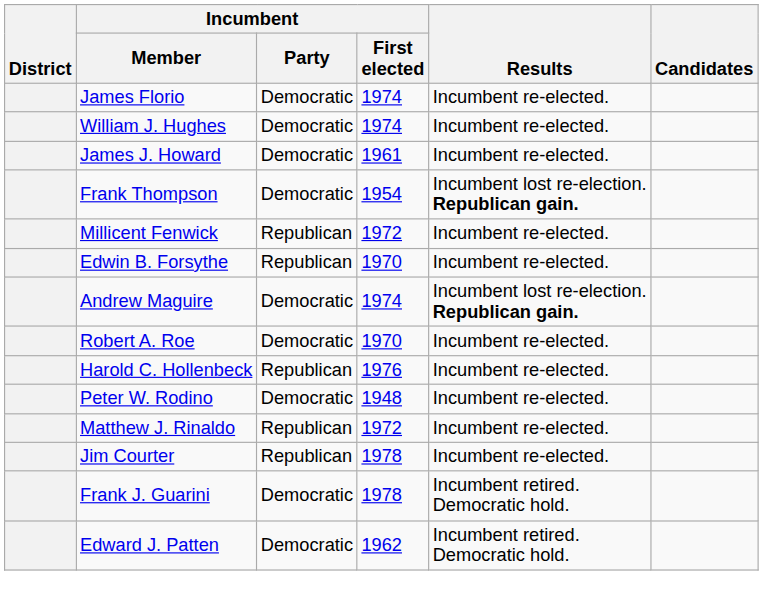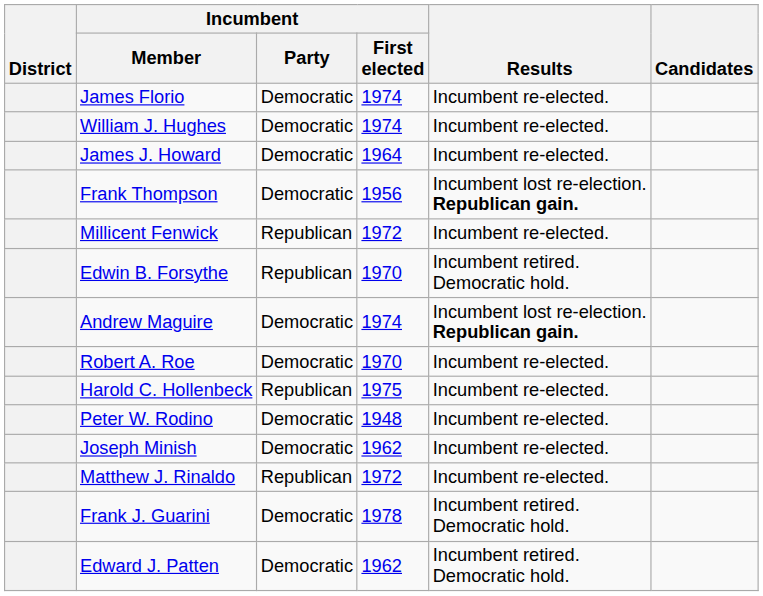(382, 155) 1961 -> (382, 155) 1964
(382, 194) 1954 -> (382, 194) 1956
(521, 262) Incumbent re-elected. -> (506, 272) Incumbent retired. Democratic hold.
(382, 369) 1976 -> (382, 390) 1975
+ row: (138, 448)
- row: (127, 456)
